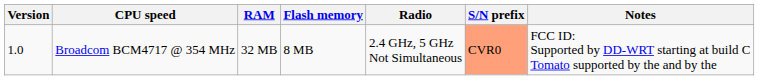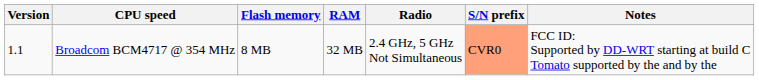columns swapped: (259, 14) <-> (323, 14)
(15, 49) 1.0 -> (15, 49) 1.1
